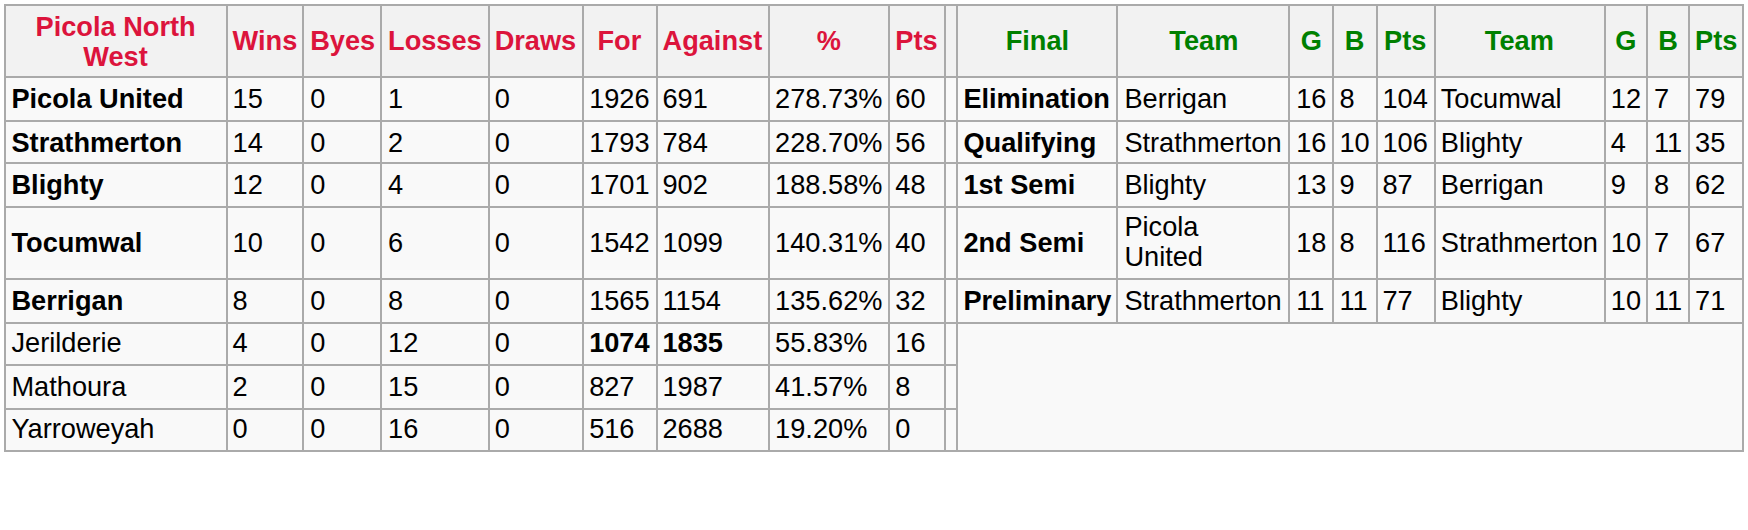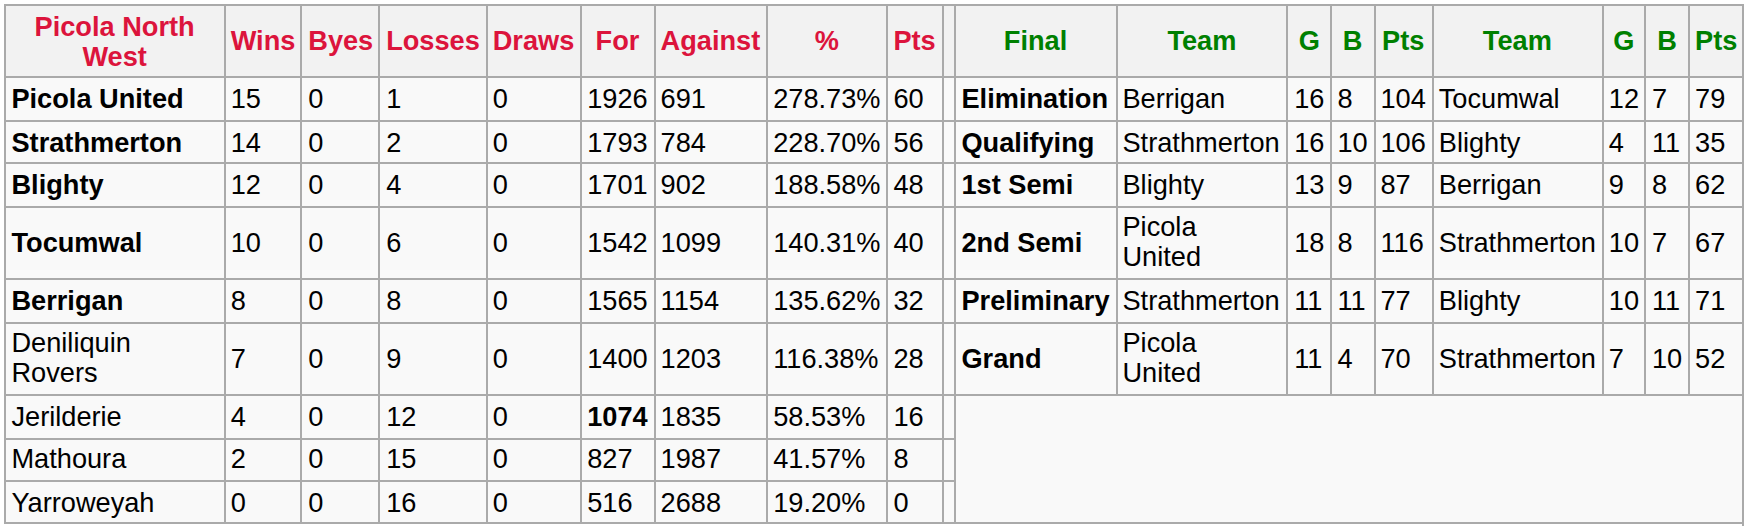+ row: (71, 358)
(693, 343) bold -> (691, 416) normal
(821, 343) 55.83% -> (819, 416) 58.53%
